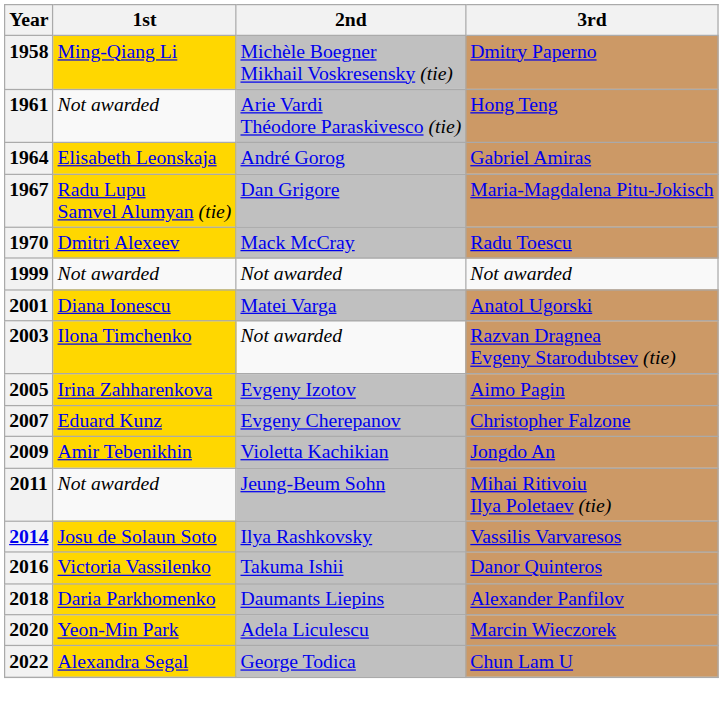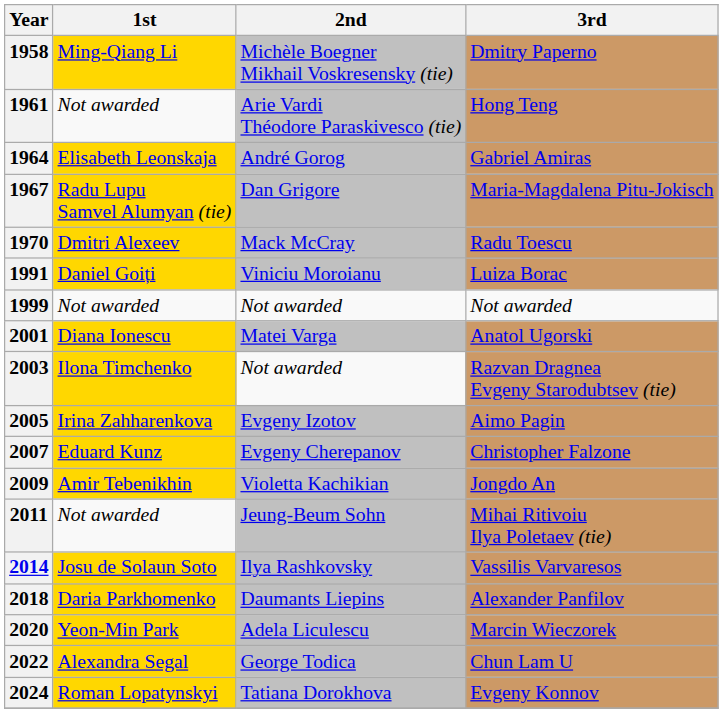+ row: (29, 273)
- row: (29, 567)
+ row: (29, 692)
